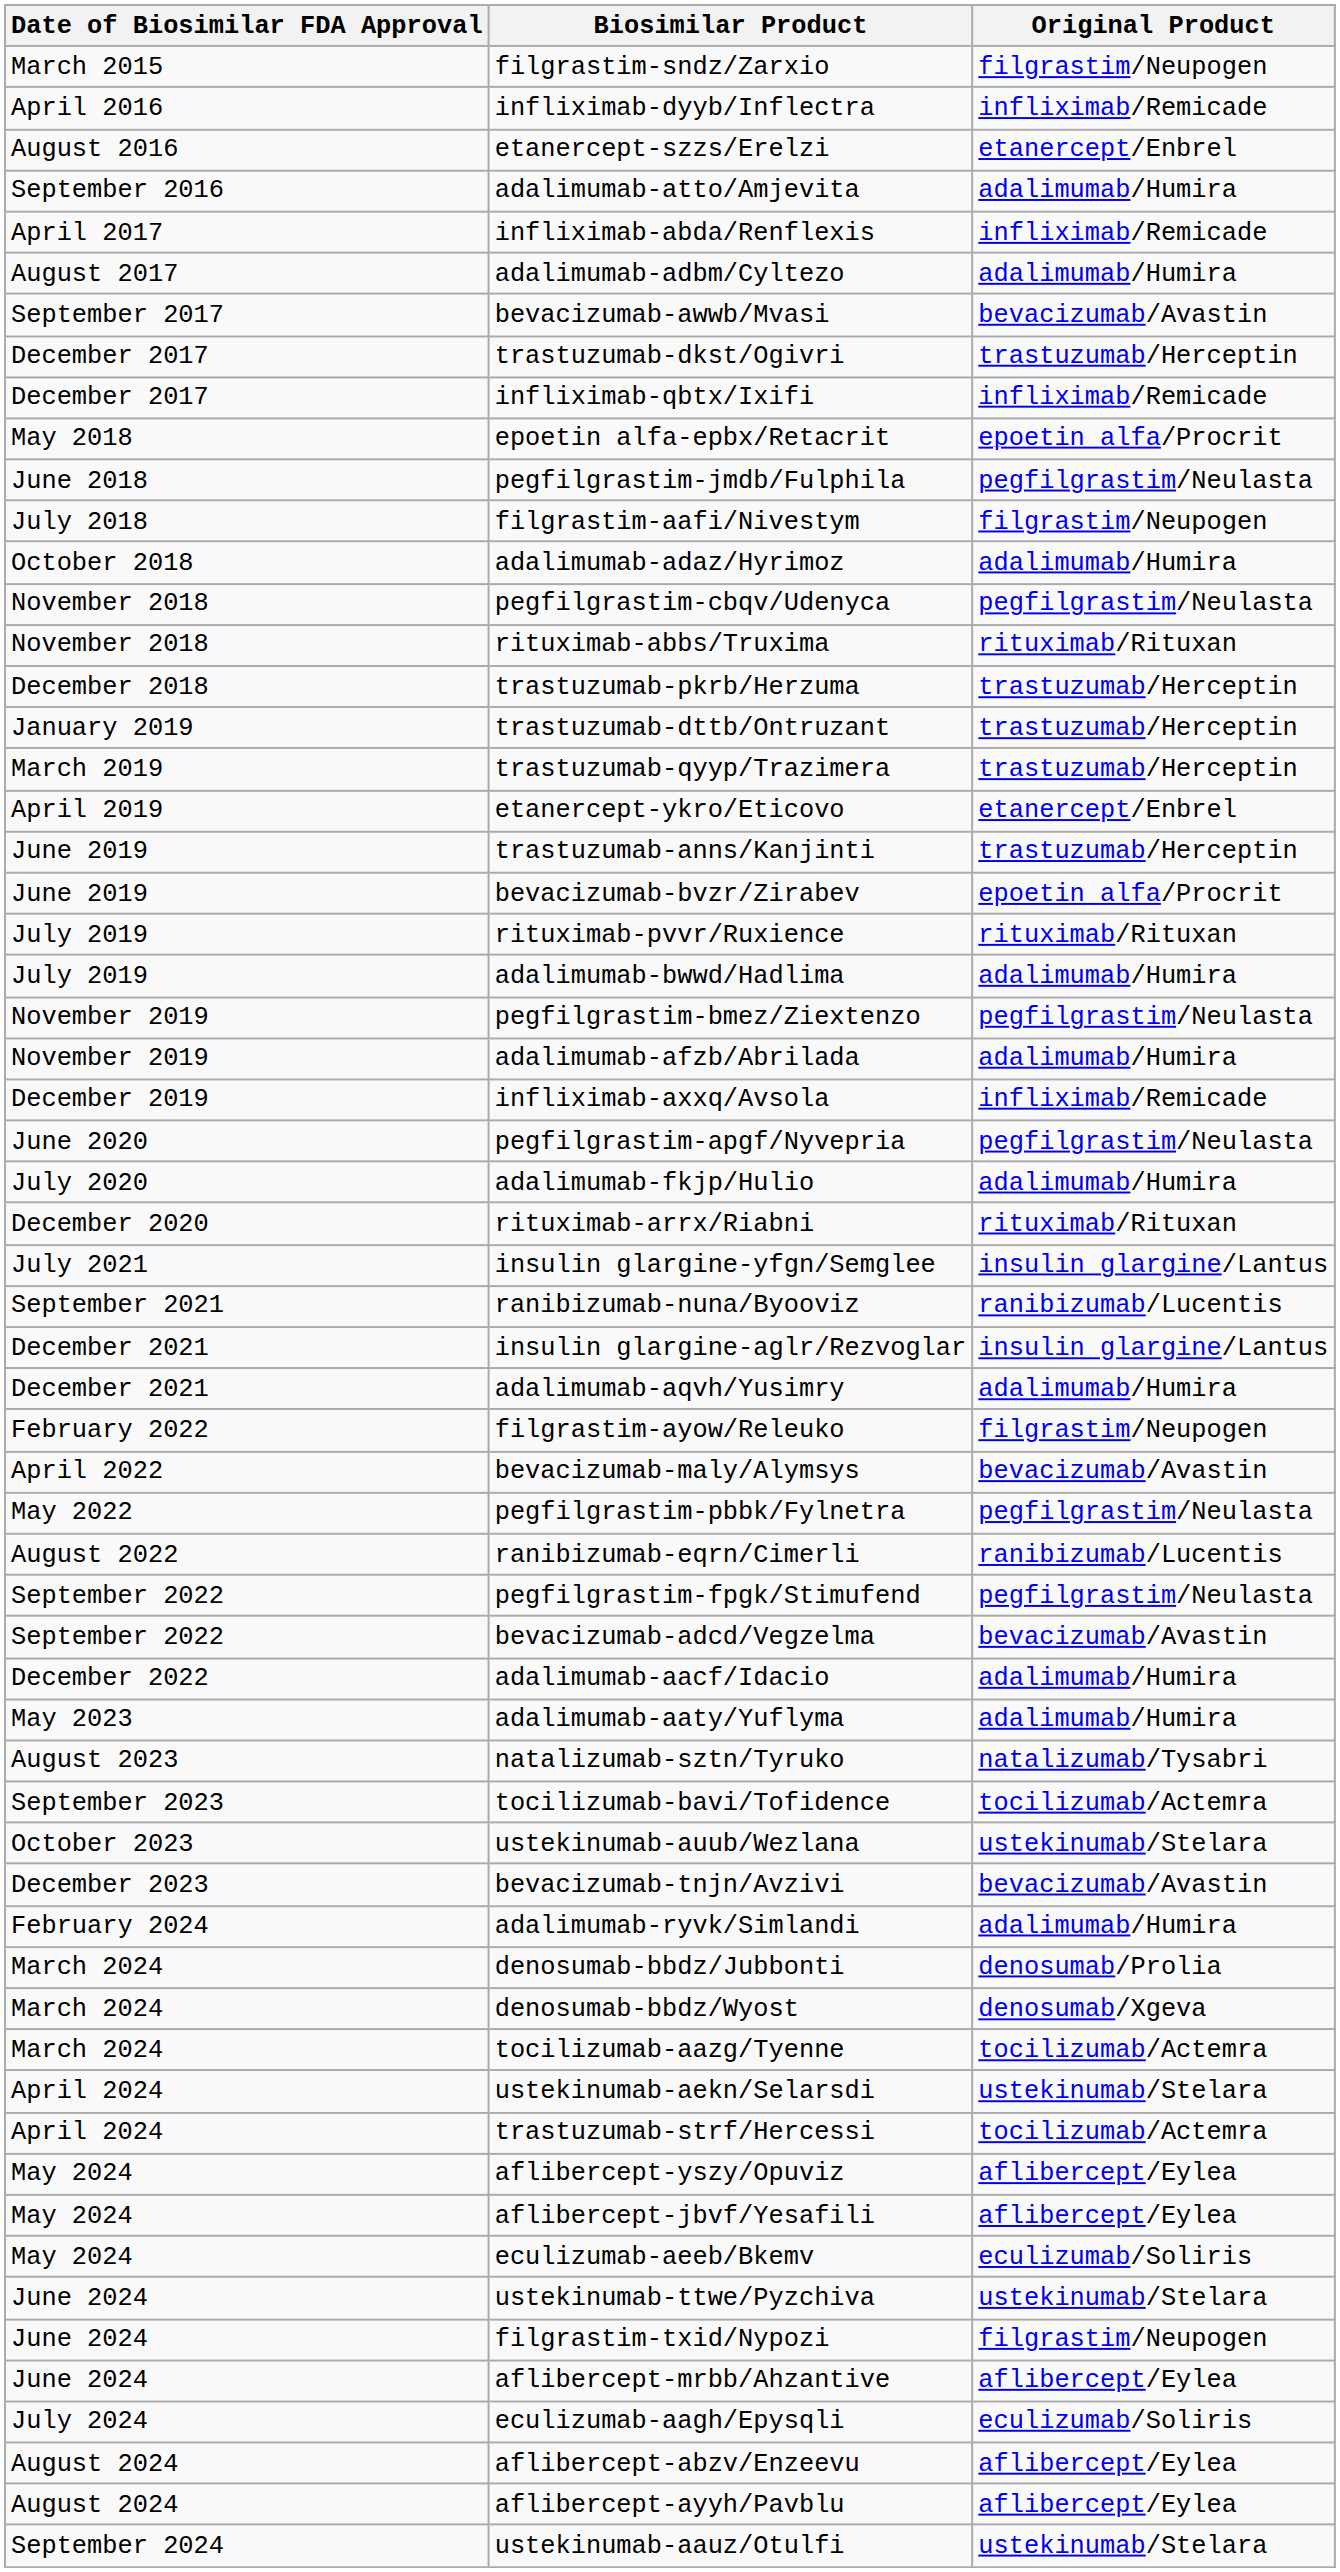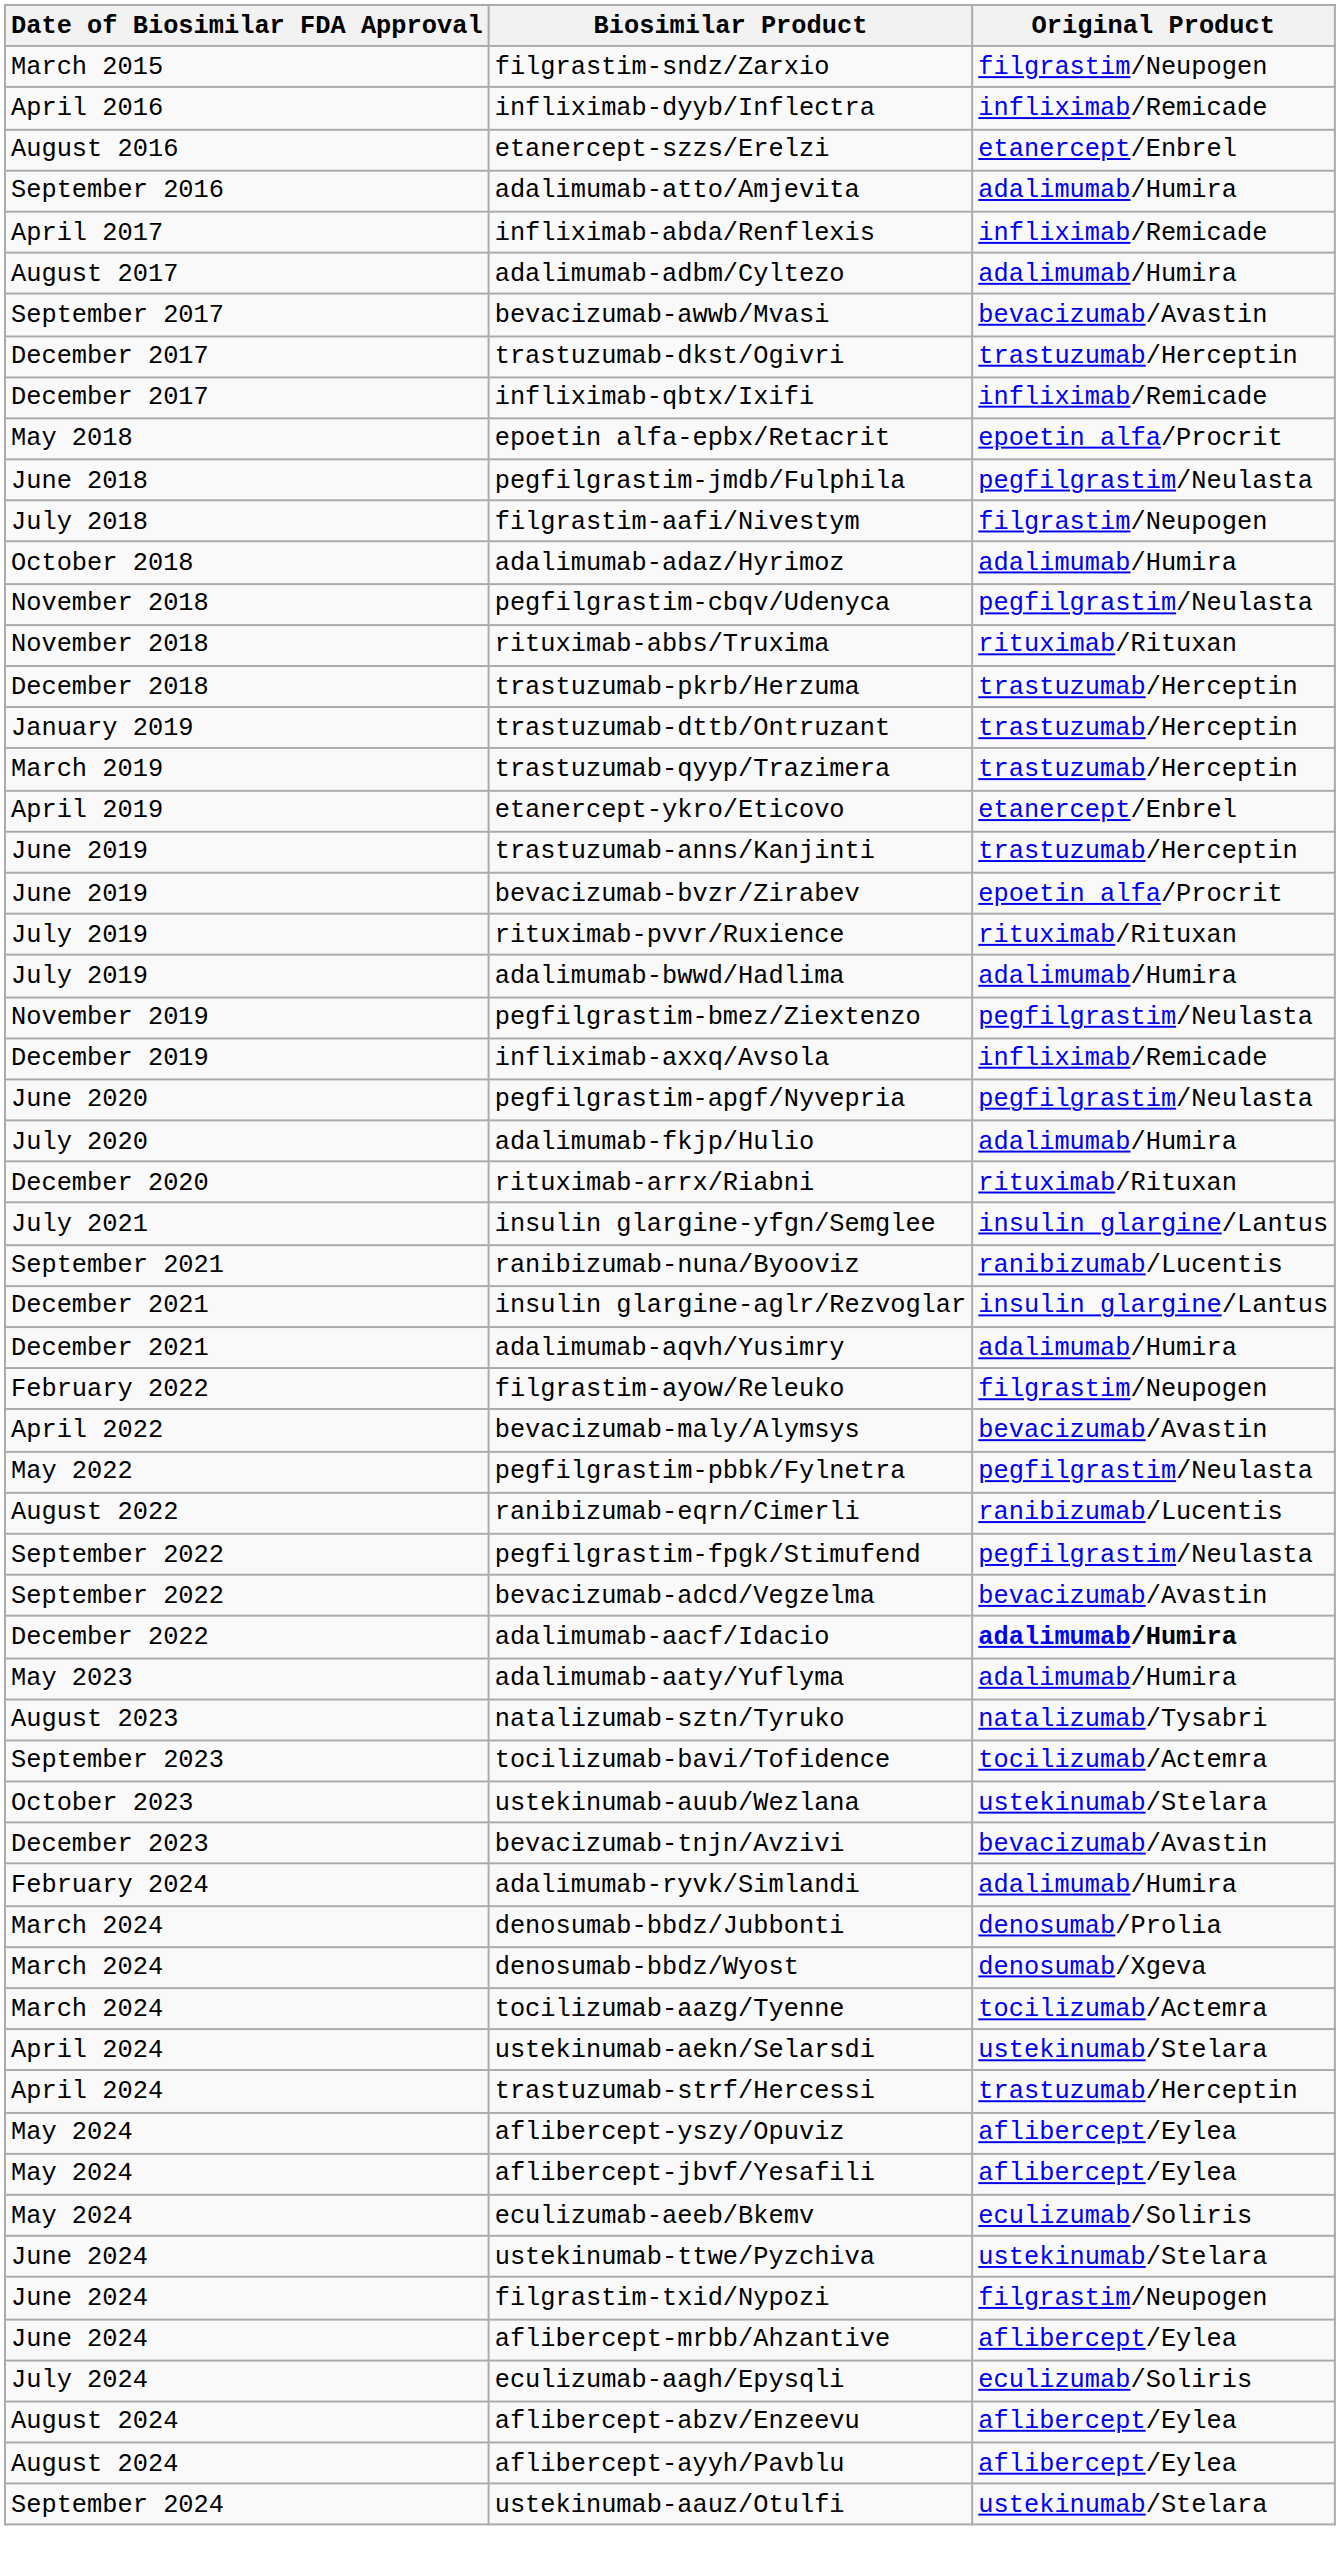- row: (677, 1059)
(1108, 1678) normal -> (1108, 1637) bold
(1123, 2133) tocilizumab/Actemra -> (1138, 2091) trastuzumab/Herceptin
